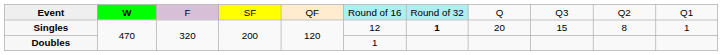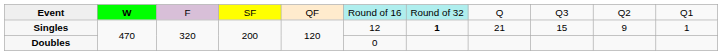(499, 28) 20 -> (499, 28) 21
(624, 28) 8 -> (624, 28) 9
(375, 43) 1 -> (375, 43) 0
